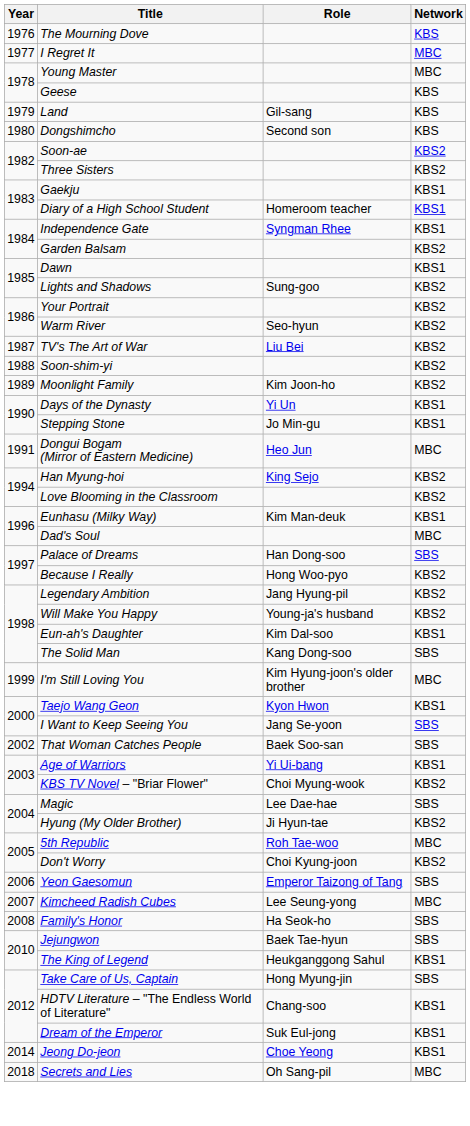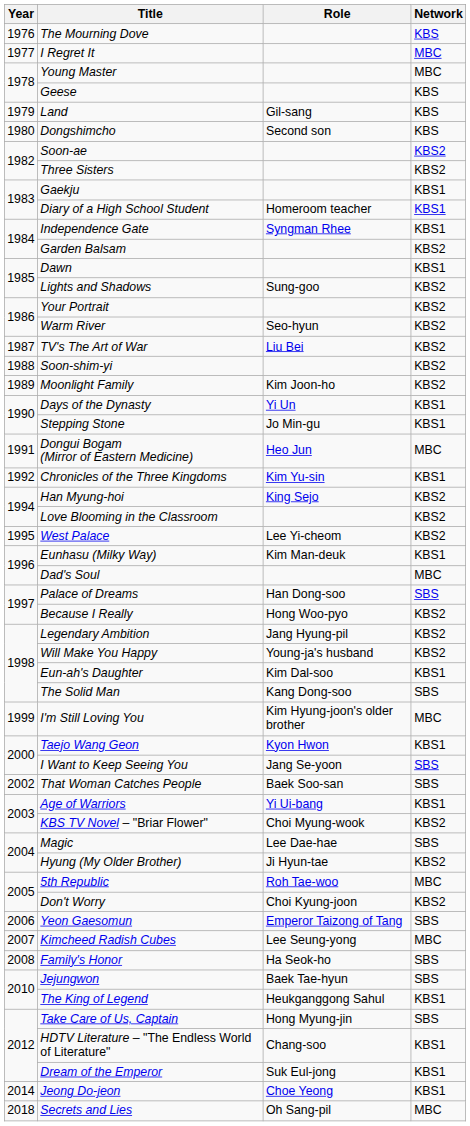+ row: (133, 477)
+ row: (75, 536)
